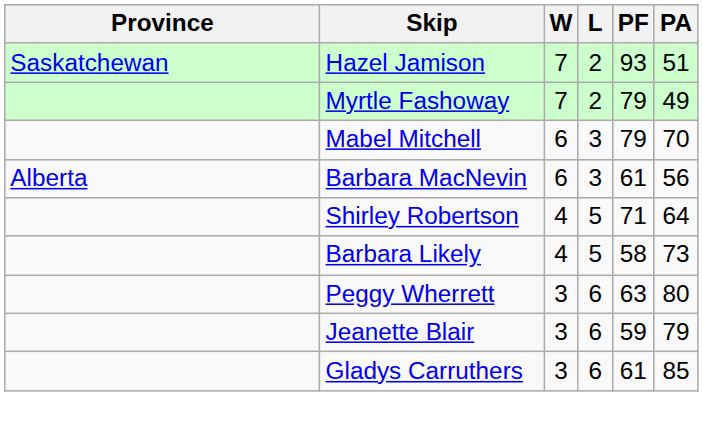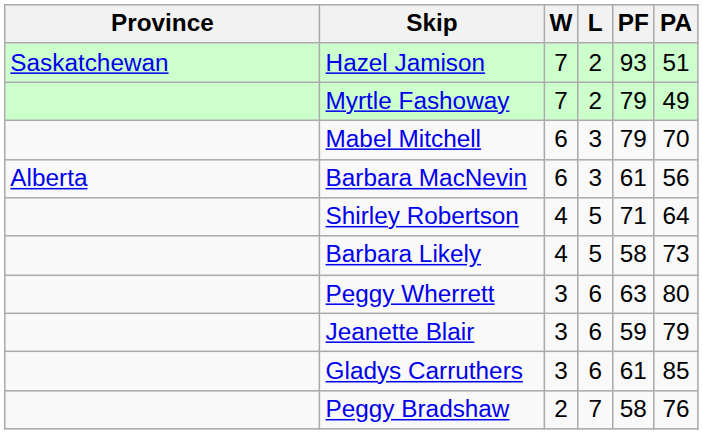+ row: (418, 409)
